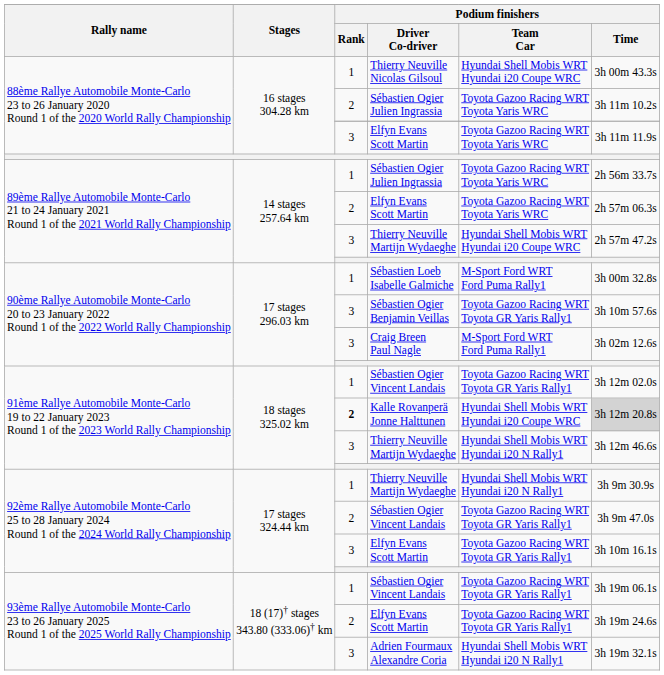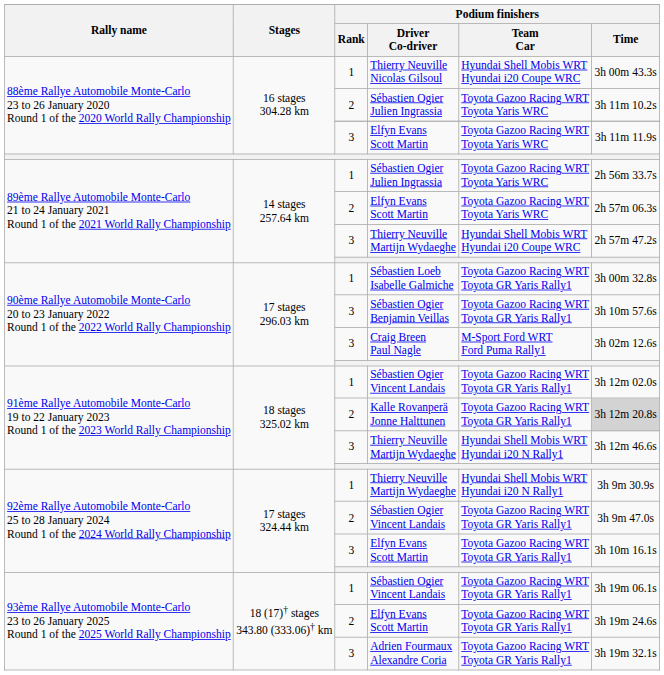(507, 279) M-Sport Ford WRT Ford Puma Rally1 -> (525, 279) Toyota Gazoo Racing WRT Toyota GR Yaris Rally1
(351, 414) bold -> (351, 414) normal
(524, 414) Hyundai Shell Mobis WRT Hyundai i20 Coupe WRC -> (525, 414) Toyota Gazoo Racing WRT Toyota GR Yaris Rally1
(524, 653) Hyundai Shell Mobis WRT Hyundai i20 N Rally1 -> (525, 653) Toyota Gazoo Racing WRT Toyota GR Yaris Rally1
